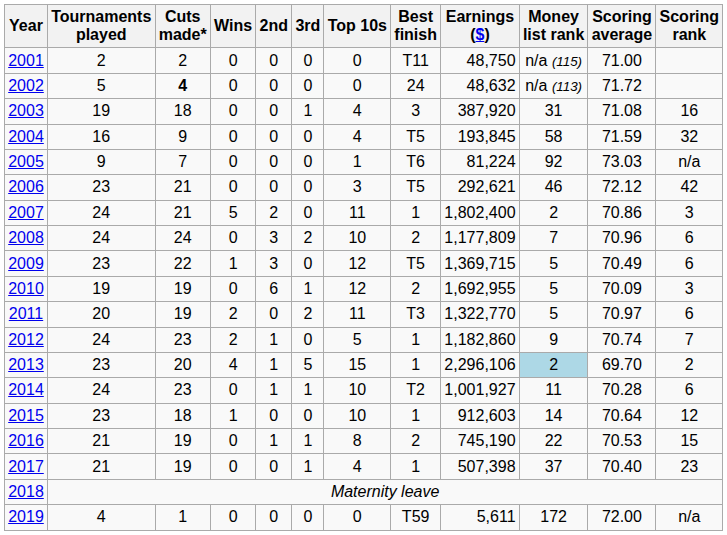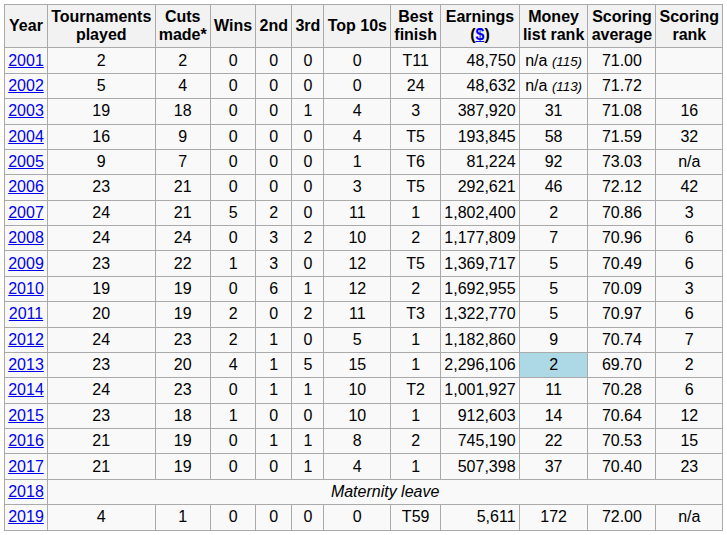(183, 85) bold -> (183, 85) normal
(480, 263) 1,369,715 -> (480, 263) 1,369,717
